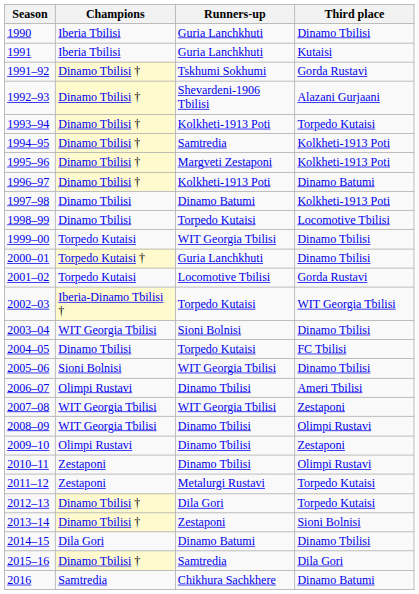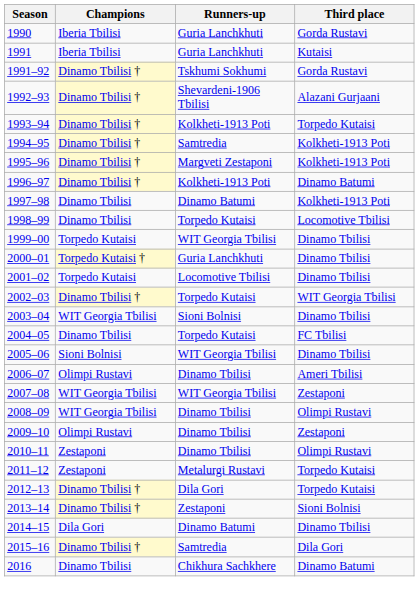(334, 33) Dinamo Tbilisi -> (332, 33) Gorda Rustavi
(332, 277) Gorda Rustavi -> (334, 277) Dinamo Tbilisi
(111, 303) Iberia-Dinamo Tbilisi † -> (99, 296) Dinamo Tbilisi †
(83, 579) Samtredia -> (95, 566) Dinamo Tbilisi
